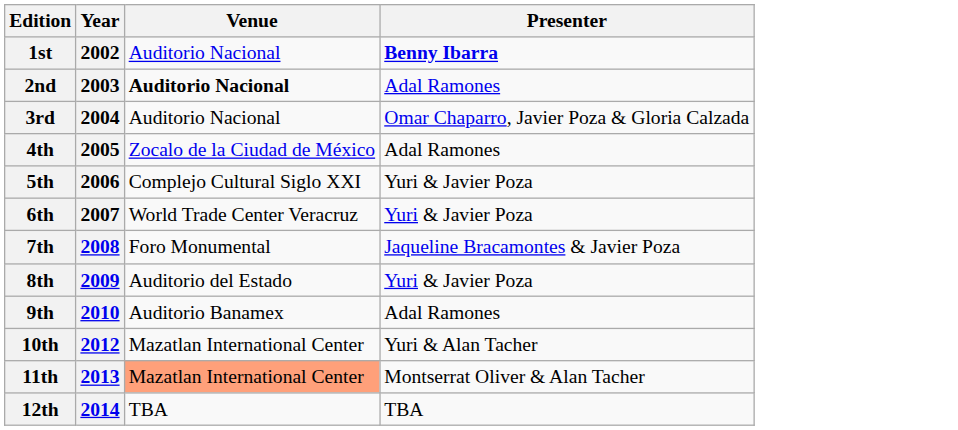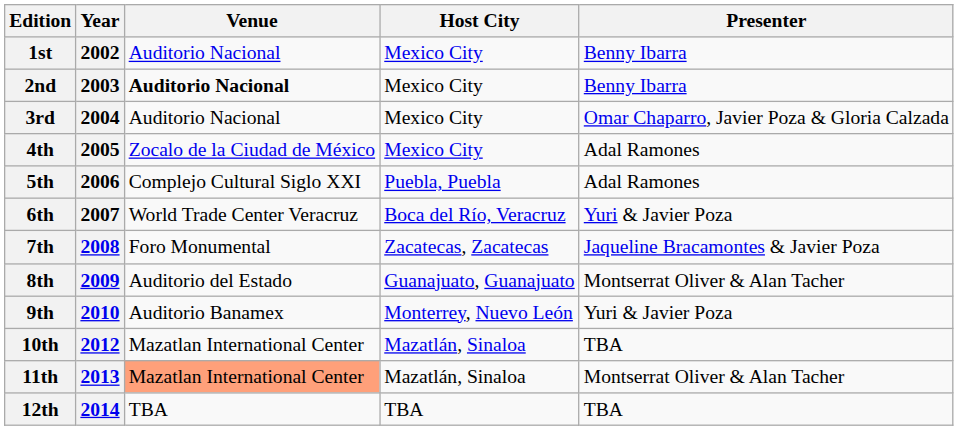+ column: (479, 20)
(441, 53) bold -> (635, 53) normal
(442, 85) Adal Ramones -> (635, 85) Benny Ibarra
(459, 182) Yuri & Javier Poza -> (642, 182) Adal Ramones
(459, 279) Yuri & Javier Poza -> (714, 279) Montserrat Oliver & Alan Tacher
(442, 311) Adal Ramones -> (658, 311) Yuri & Javier Poza
(461, 344) Yuri & Alan Tacher -> (603, 344) TBA
